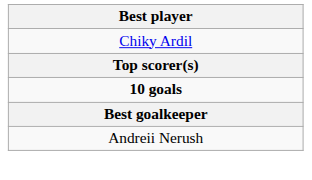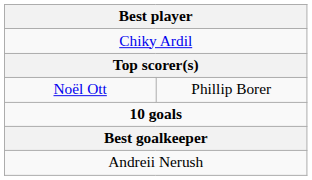+ row: (80, 89)
